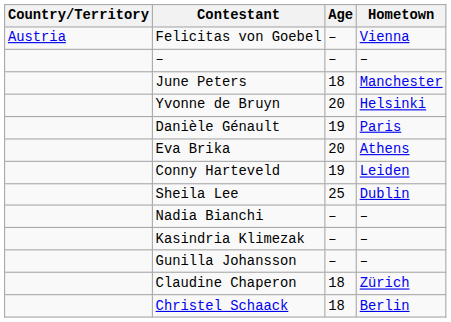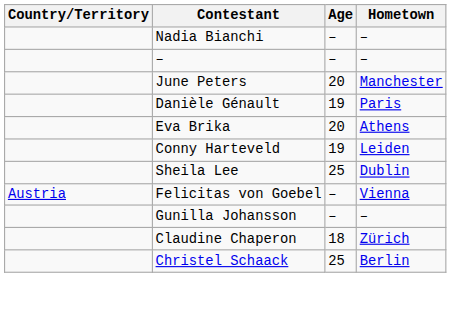rows swapped: (239, 38) <-> (210, 217)
(336, 83) 18 -> (336, 83) 20
- row: (218, 105)
- row: (230, 239)
(336, 306) 18 -> (336, 262) 25
